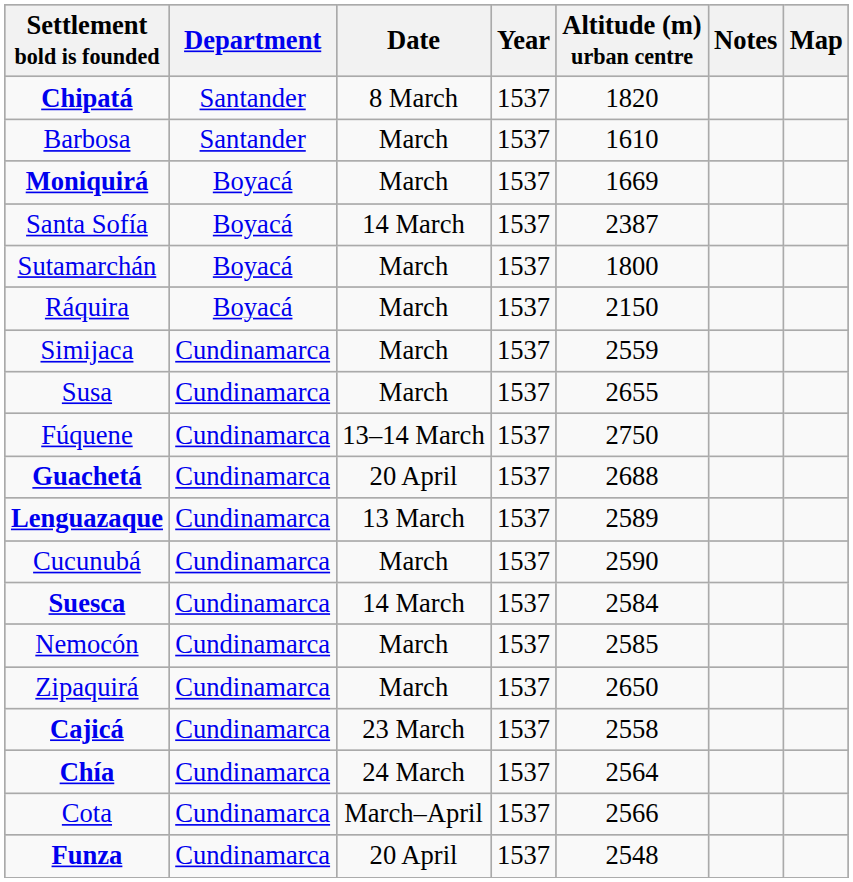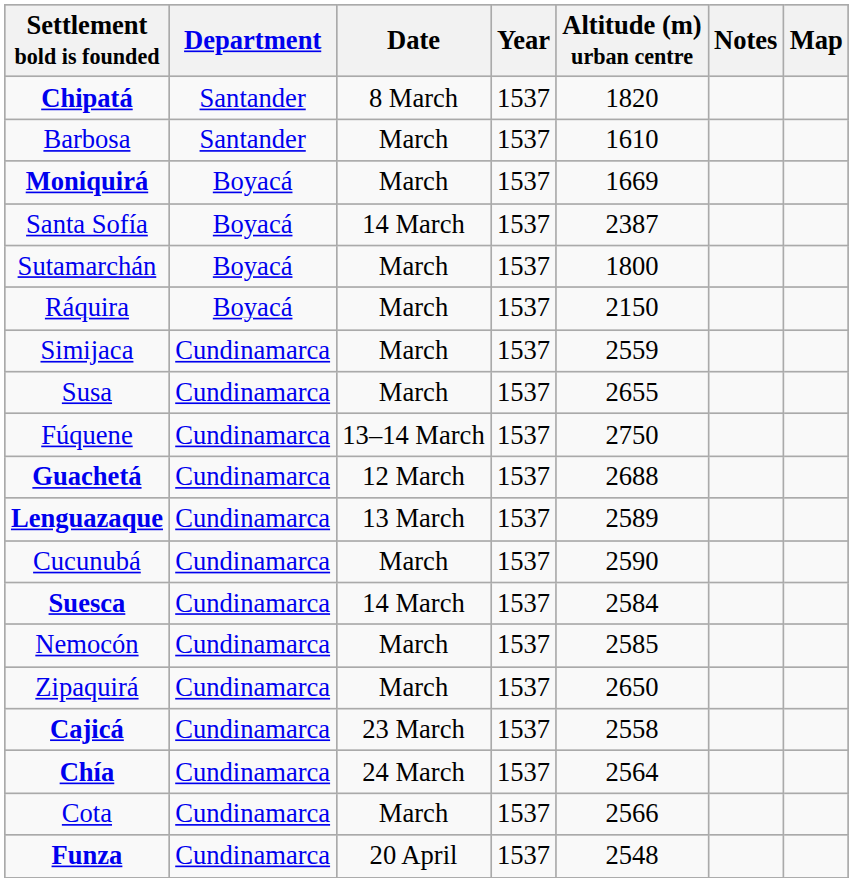(414, 476) 20 April -> (414, 476) 12 March
(414, 813) March–April -> (414, 813) March
